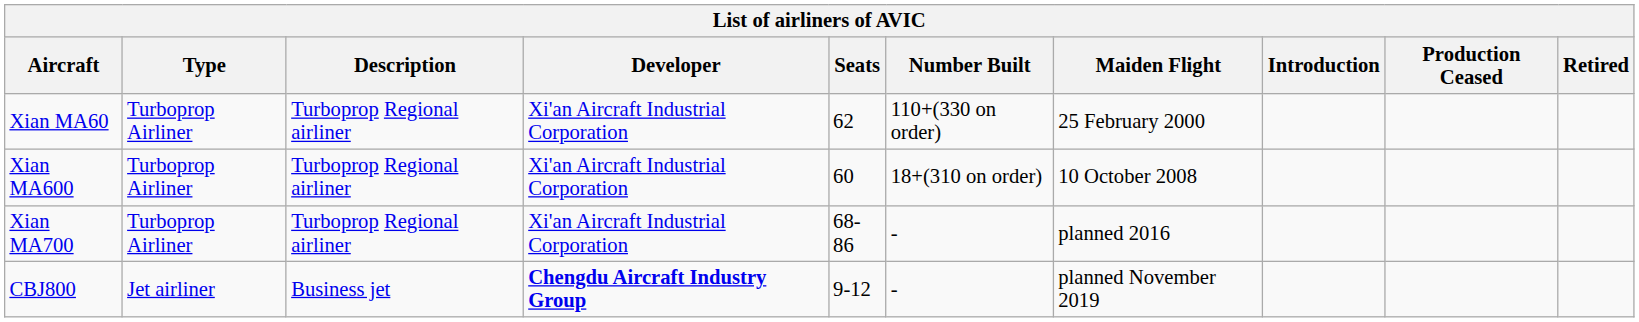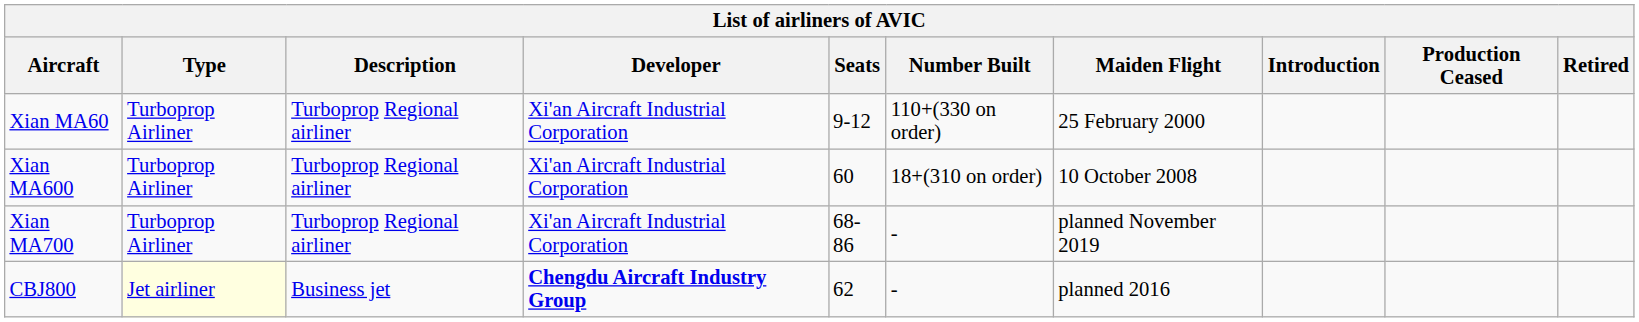(843, 121) 62 -> (852, 121) 9-12
(1114, 233) planned 2016 -> (1137, 233) planned November 2019
(171, 289) no background -> (171, 289) lightyellow background
(852, 289) 9-12 -> (843, 289) 62
(1137, 289) planned November 2019 -> (1114, 289) planned 2016
